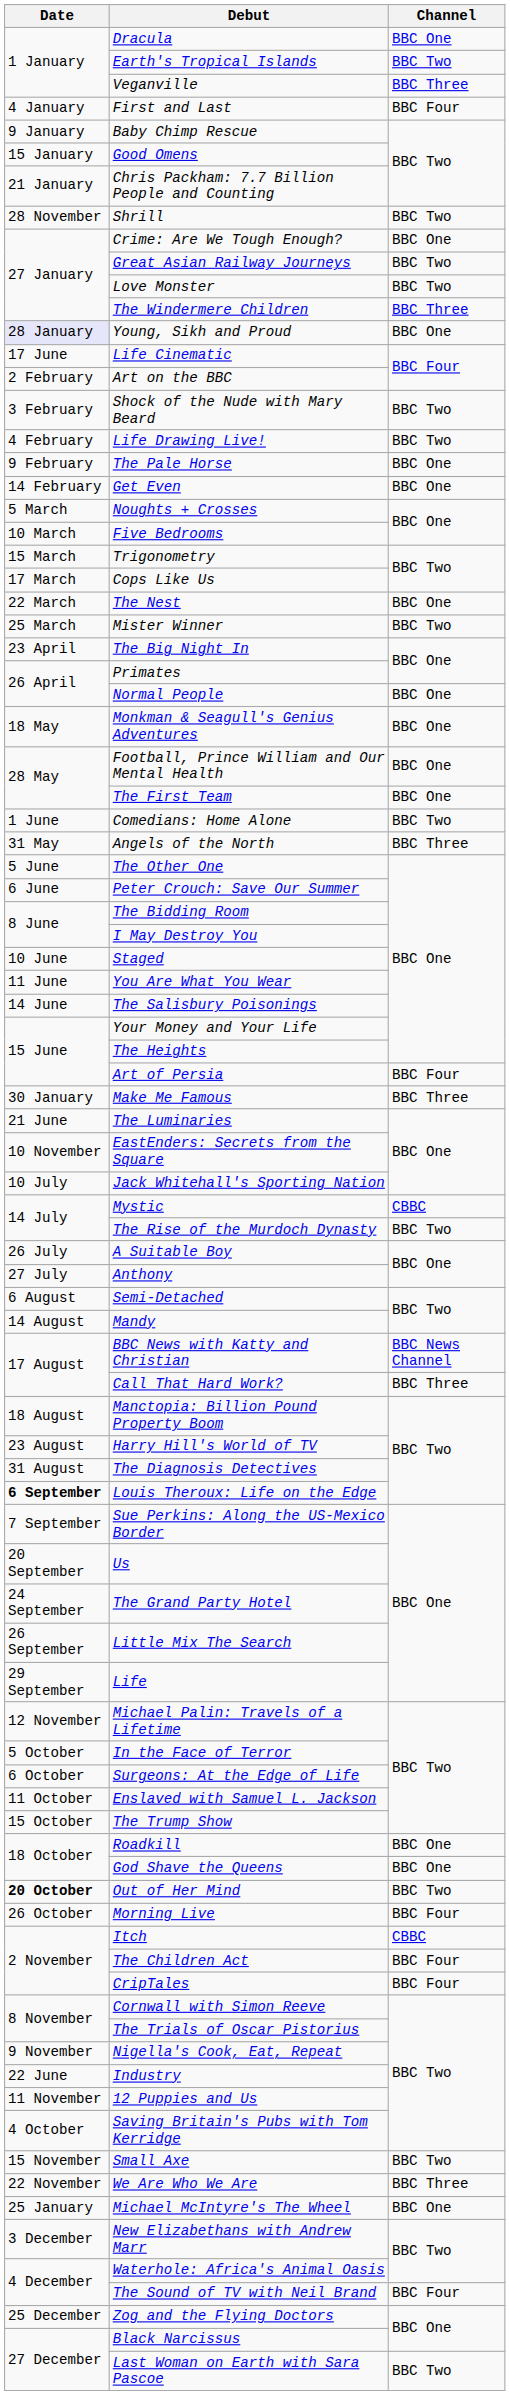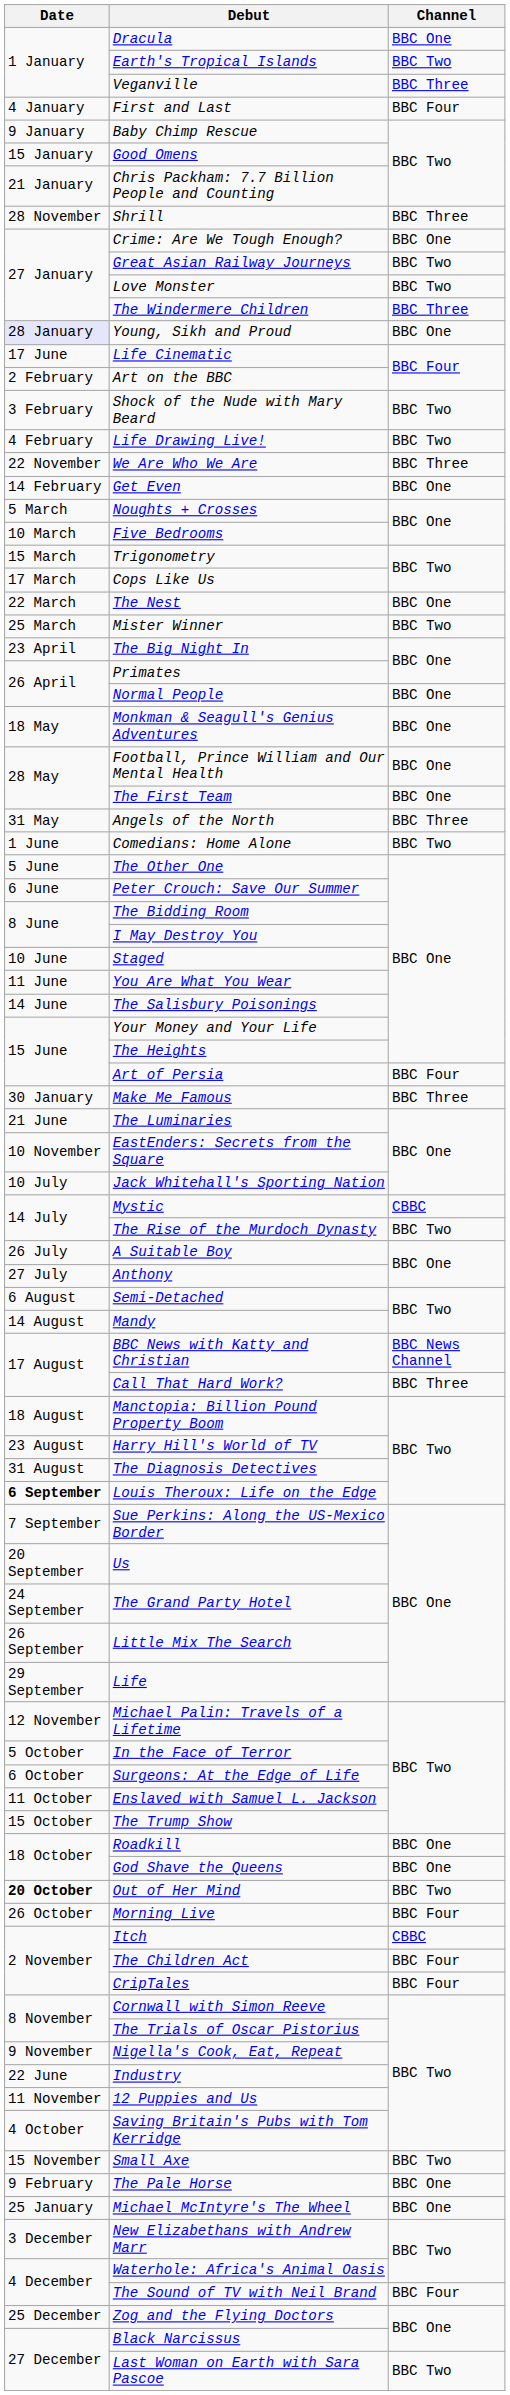(422, 217) BBC Two -> (430, 217) BBC Three
rows swapped: (172, 464) <-> (185, 2185)
rows swapped: (194, 844) <-> (202, 821)
